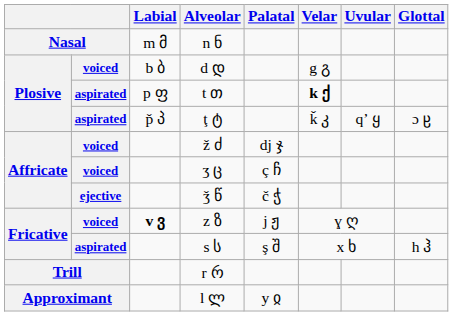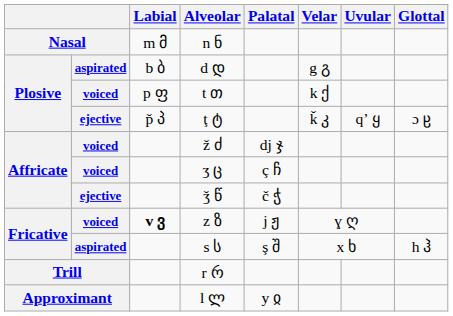(101, 68) voiced -> (101, 68) aspirated
(101, 94) aspirated -> (101, 94) voiced
(319, 93) bold -> (319, 93) normal
(101, 119) aspirated -> (101, 119) ejective
